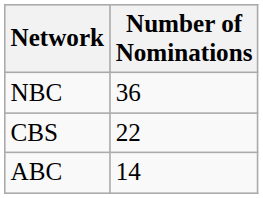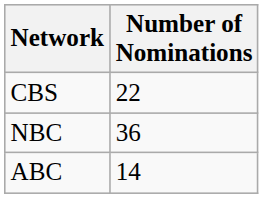rows swapped: (36, 92) <-> (34, 132)
